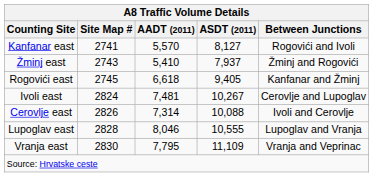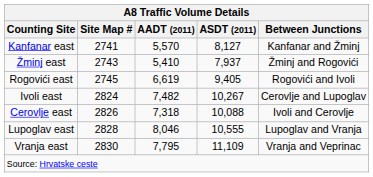(313, 46) Rogovići and Ivoli -> (313, 46) Kanfanar and Žminj
(166, 79) 6,618 -> (166, 79) 6,619
(313, 79) Kanfanar and Žminj -> (313, 79) Rogovići and Ivoli
(166, 96) 7,481 -> (166, 96) 7,482
(166, 113) 7,314 -> (166, 113) 7,318
